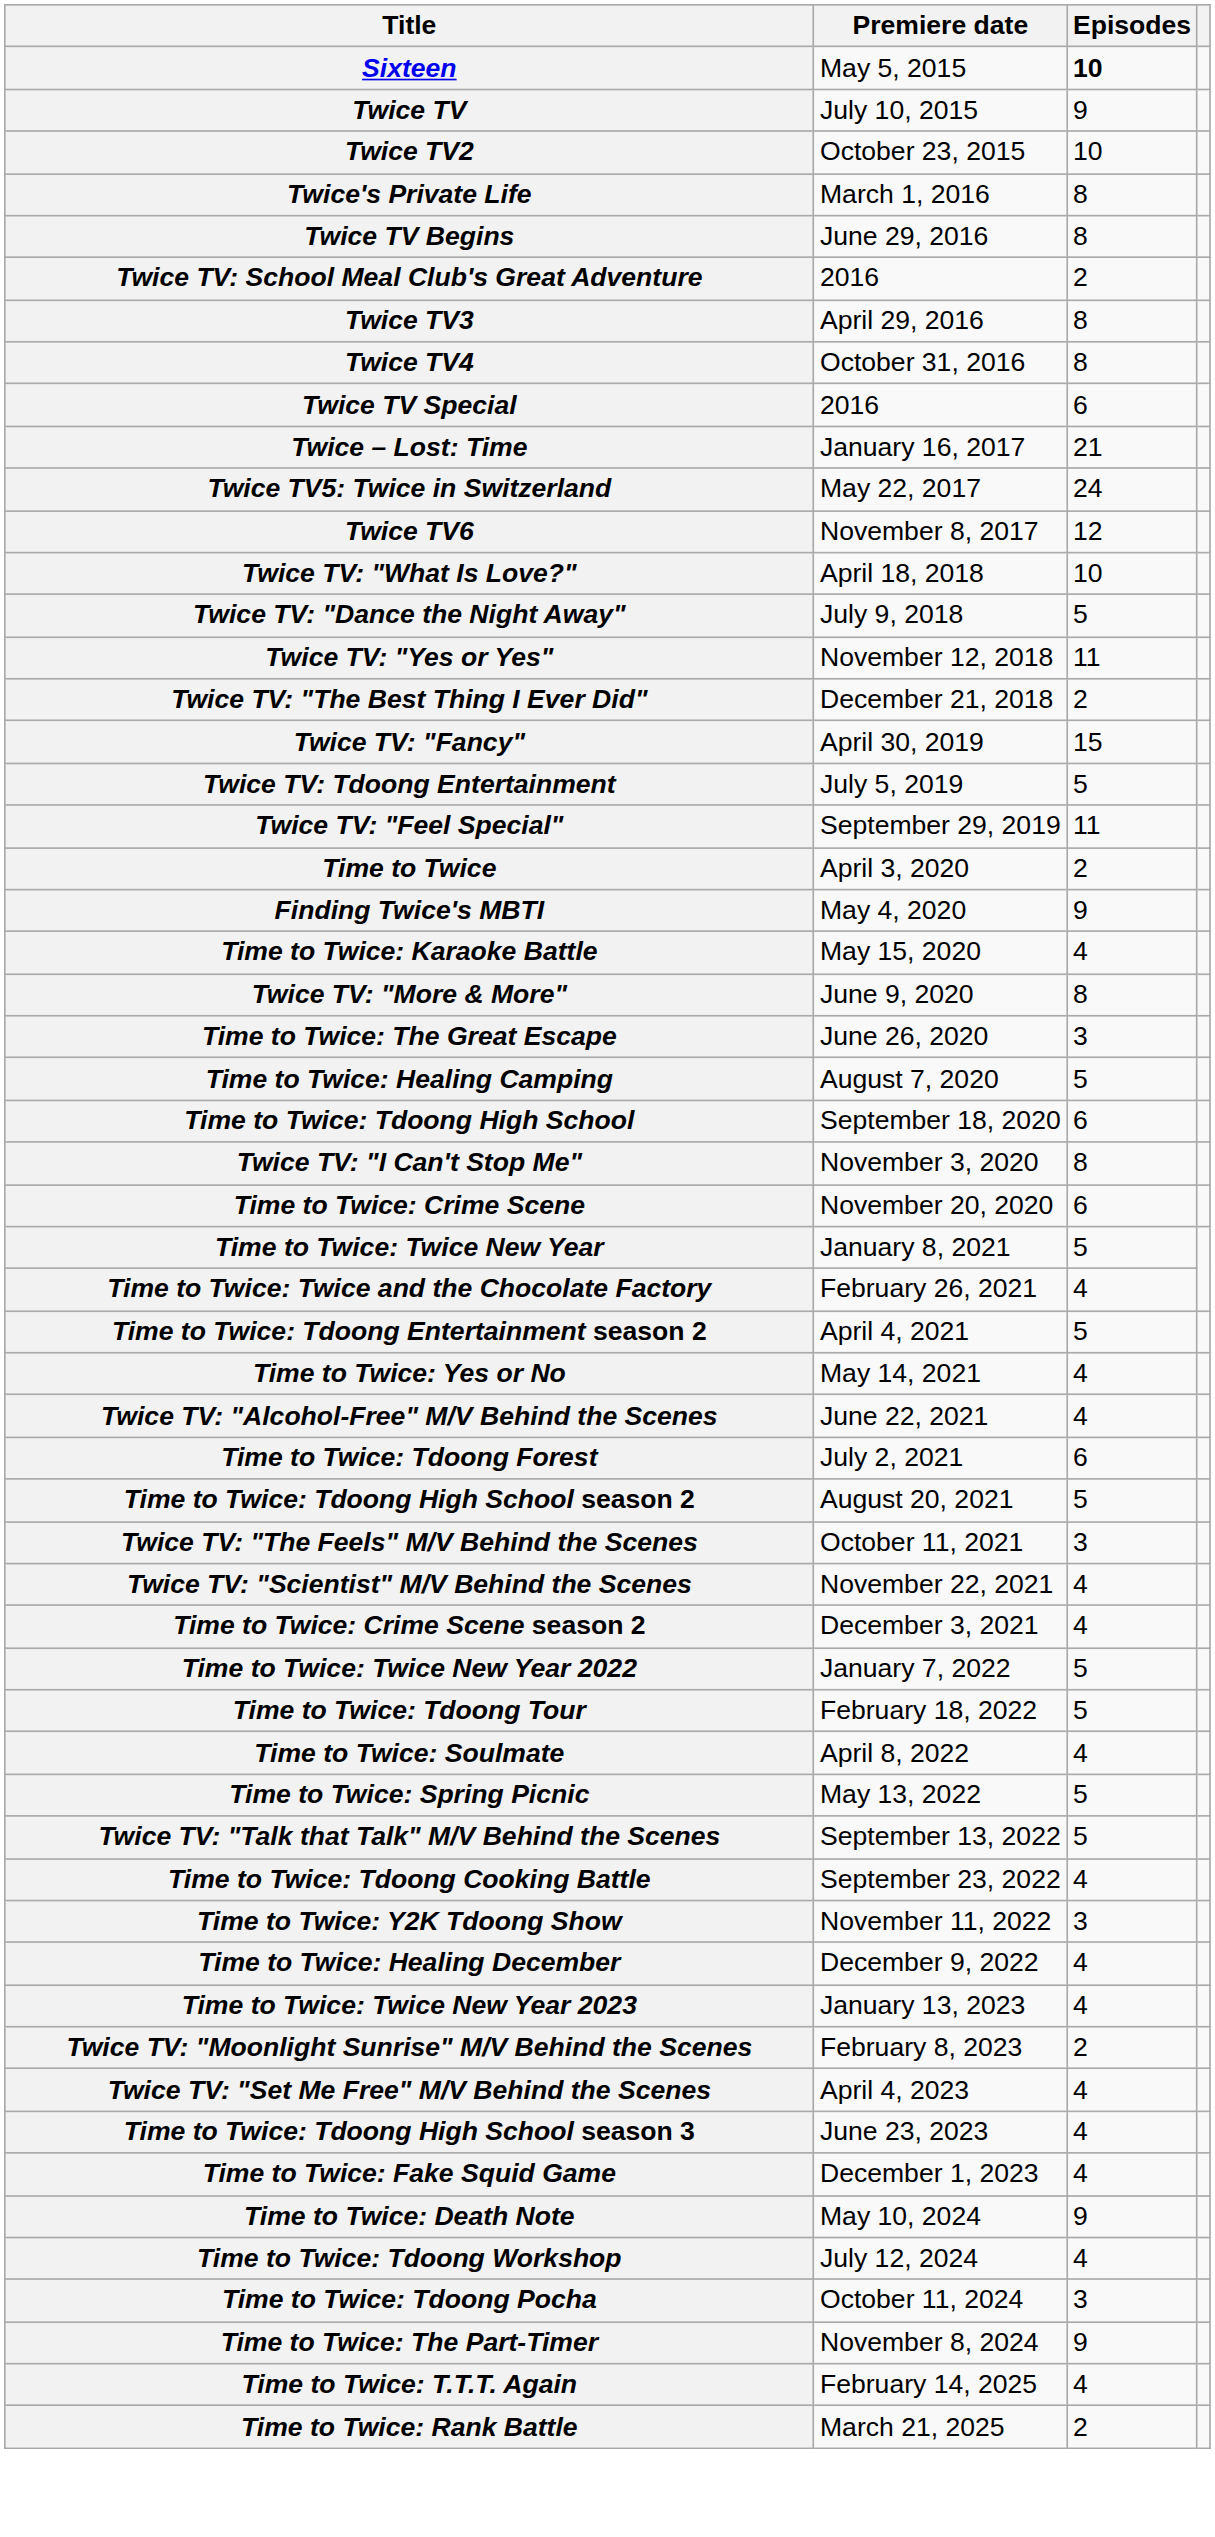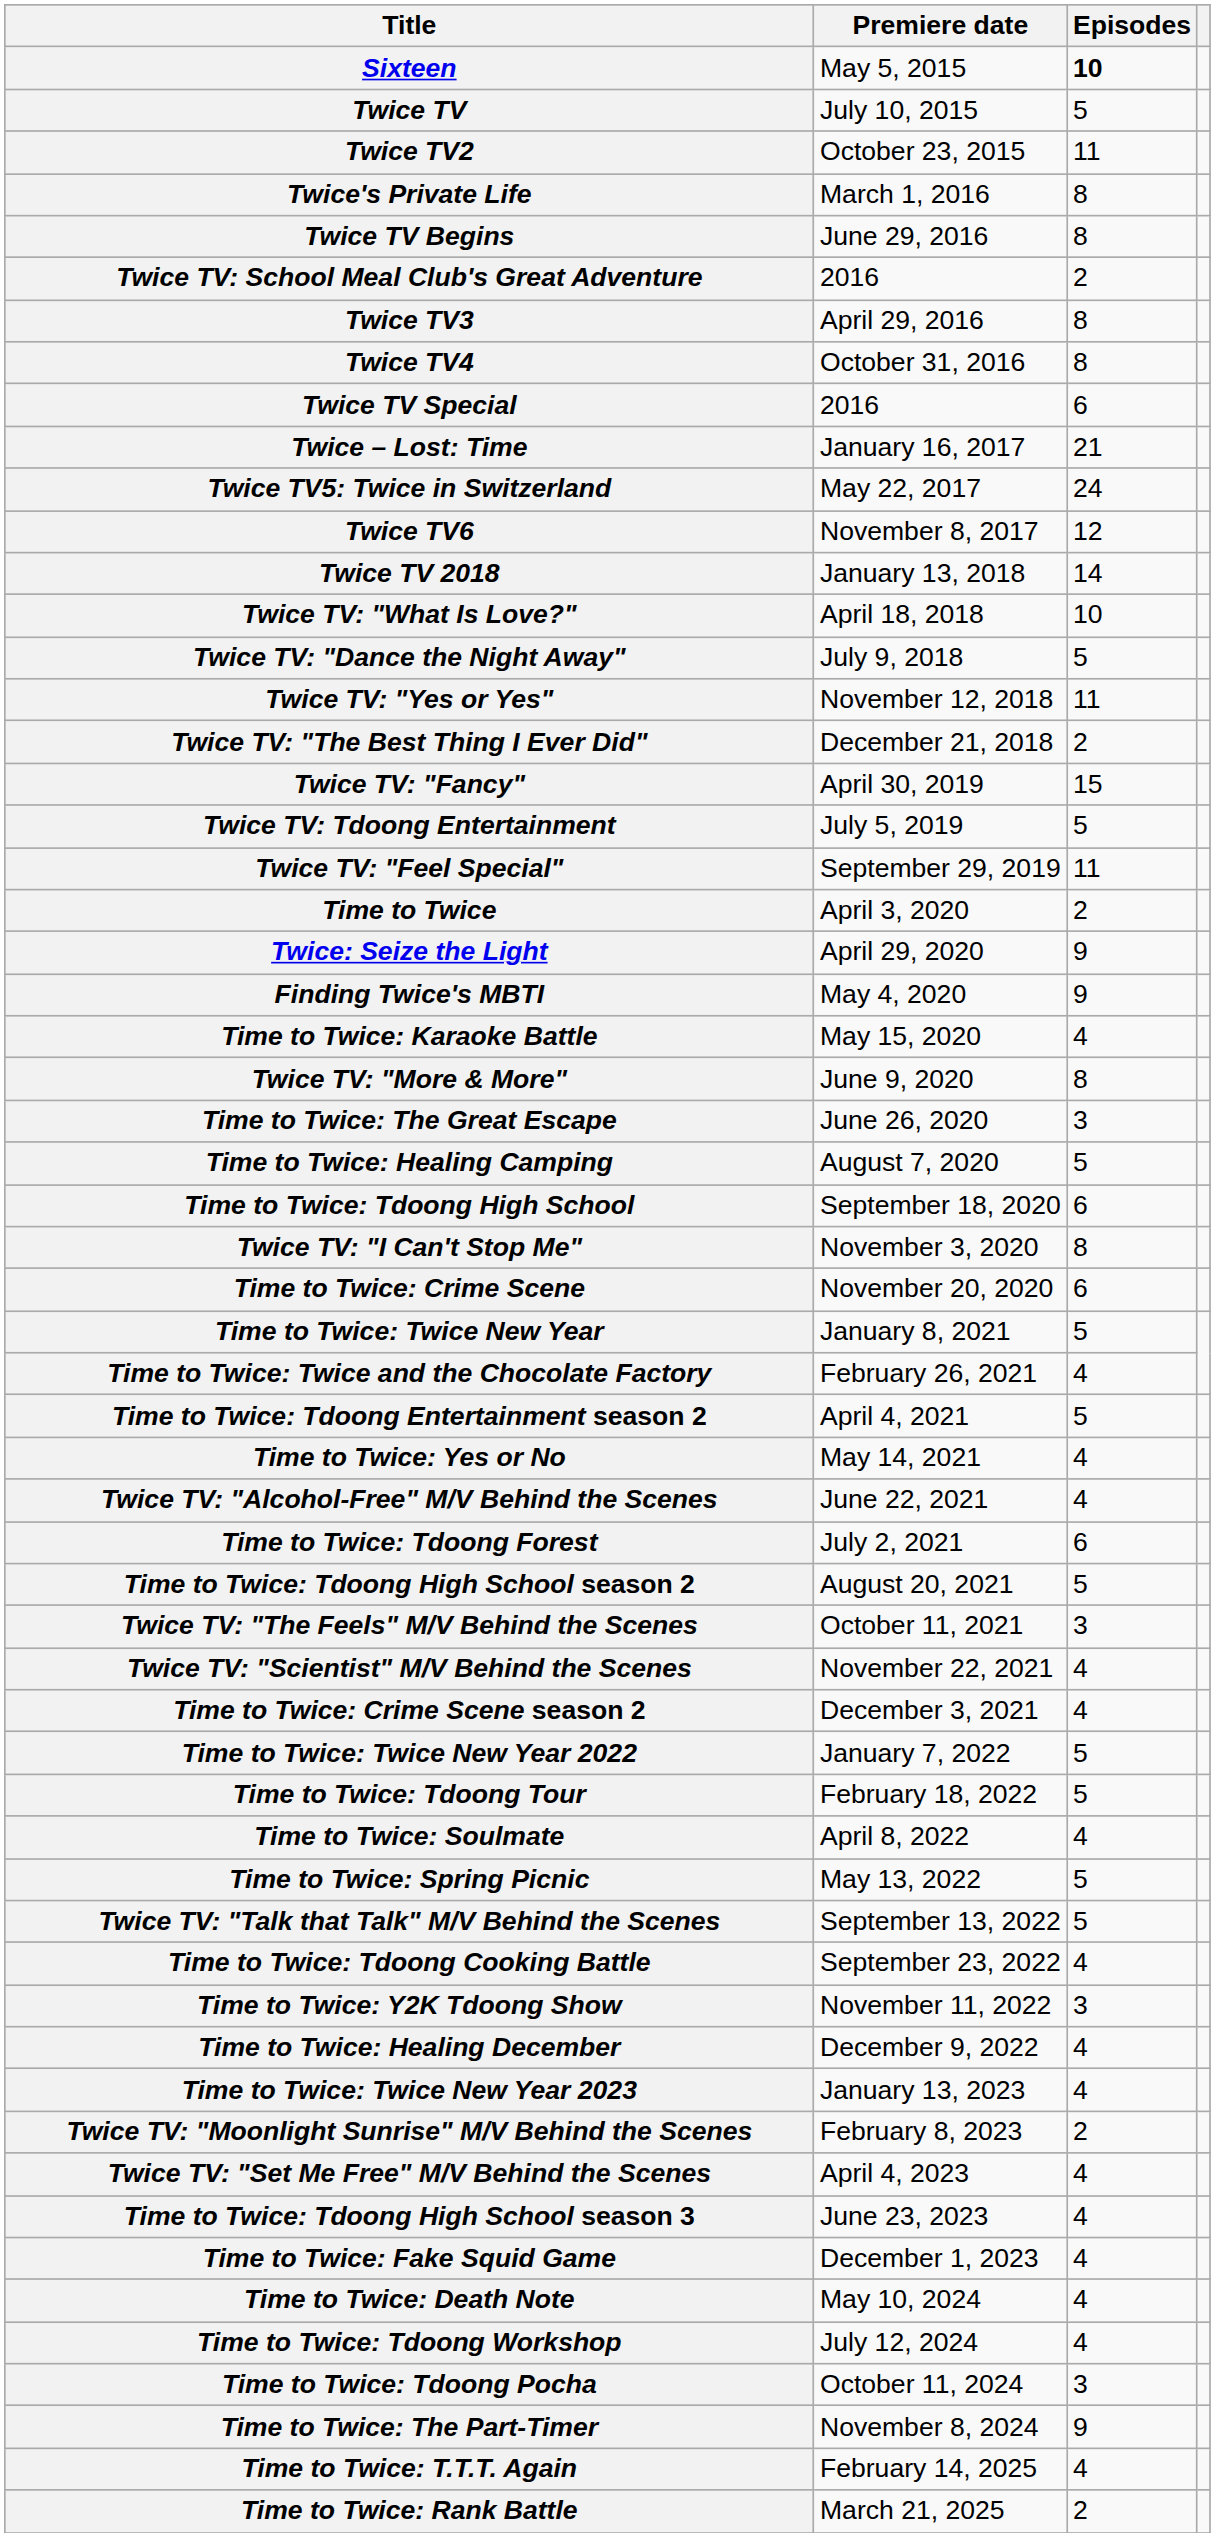(1080, 109) 9 -> (1080, 109) 5
(1088, 151) 10 -> (1087, 151) 11
+ row: (409, 573)
+ row: (409, 952)
(1080, 2215) 9 -> (1080, 2300) 4
